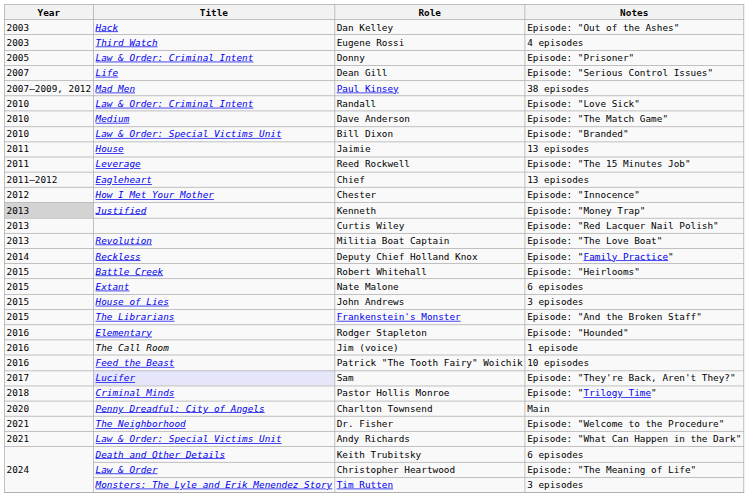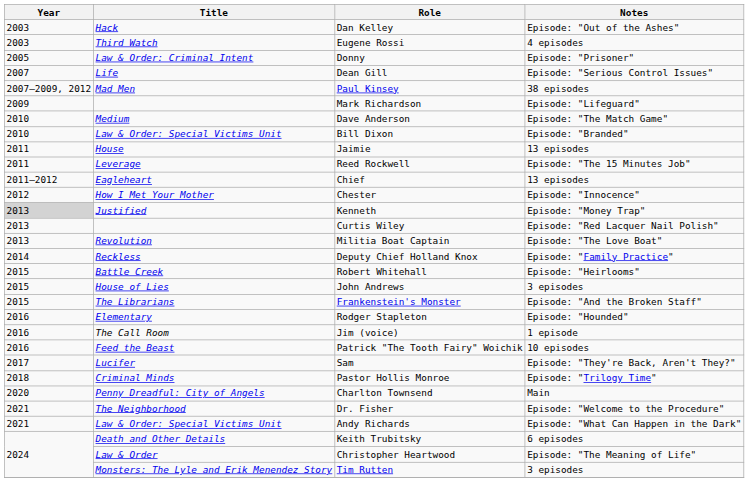+ row: (379, 104)
- row: (356, 104)
- row: (368, 287)
(115, 378) lavender background -> (115, 363) no background
